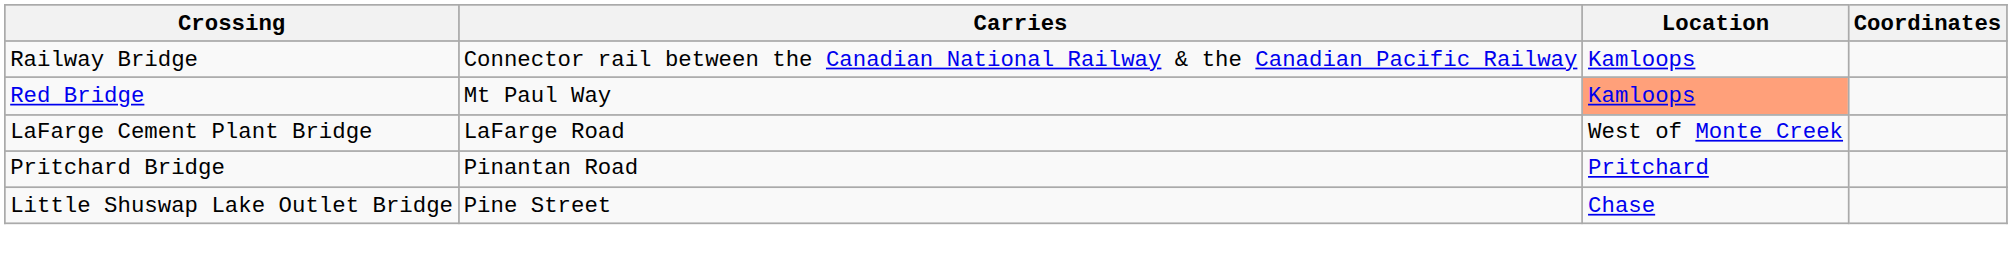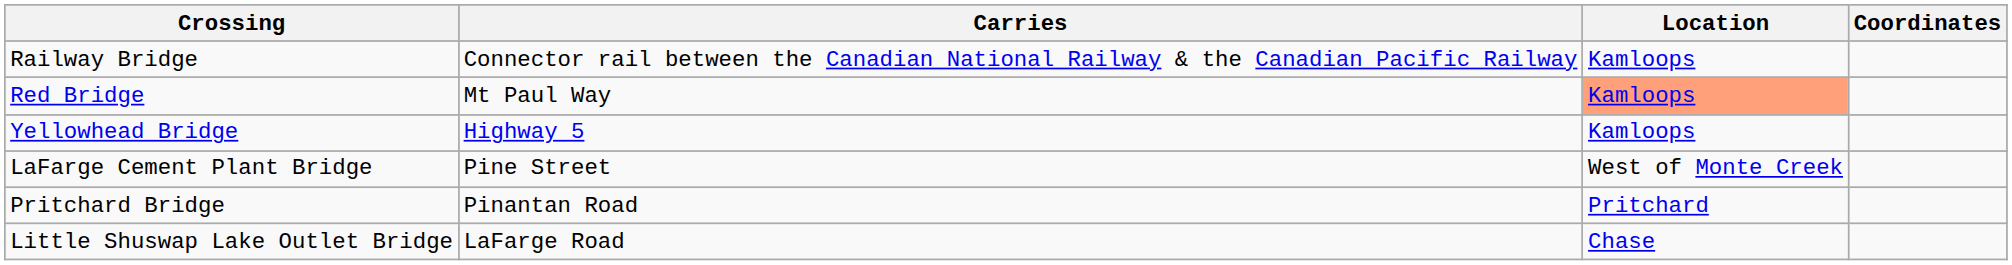+ row: (124, 132)
(544, 132) LaFarge Road -> (537, 169) Pine Street
(537, 205) Pine Street -> (544, 242) LaFarge Road
